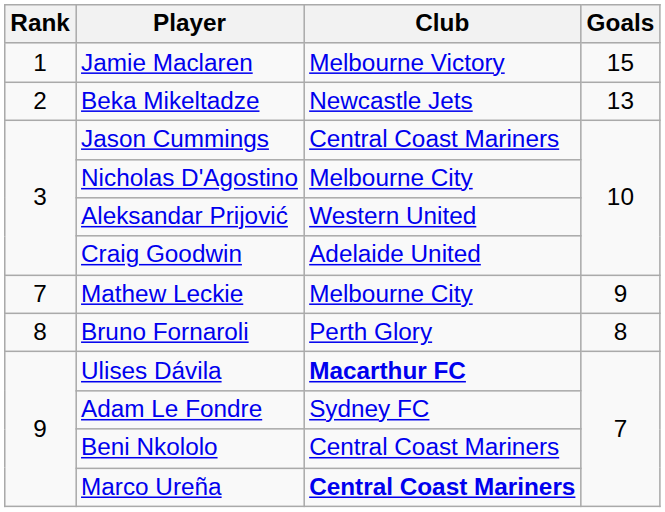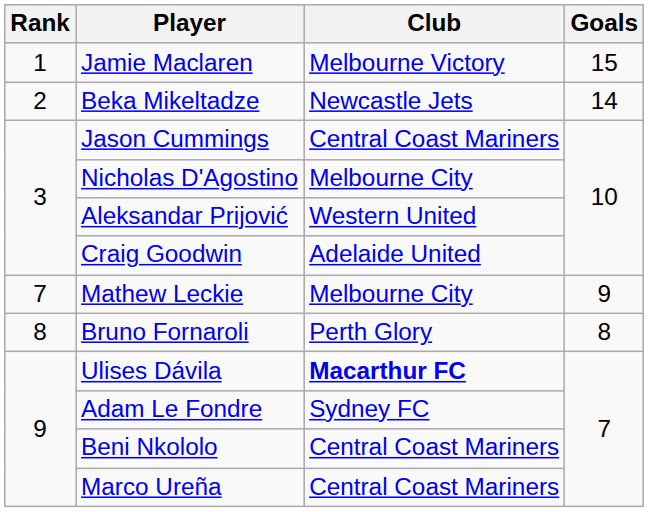(620, 100) 13 -> (604, 100) 14
(442, 486) bold -> (434, 486) normal
